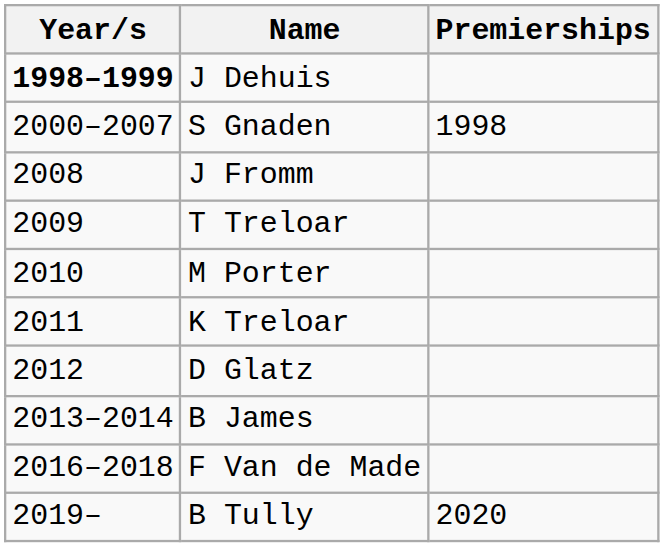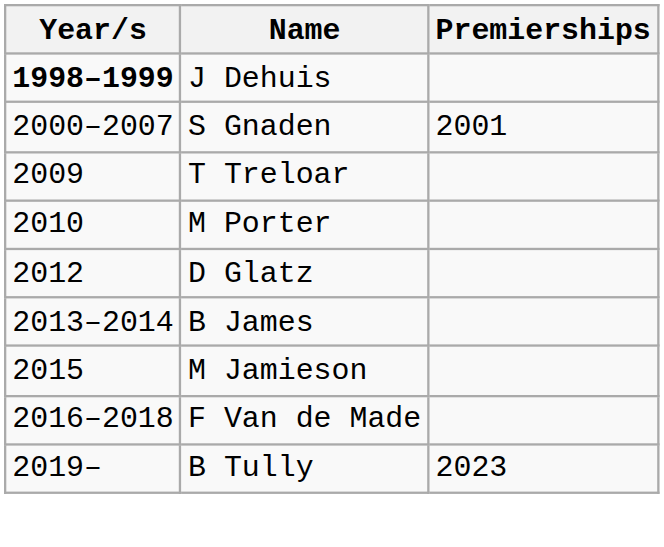(471, 127) 1998 -> (471, 127) 2001
- row: (251, 176)
- row: (269, 322)
+ row: (278, 371)
(471, 517) 2020 -> (471, 468) 2023
